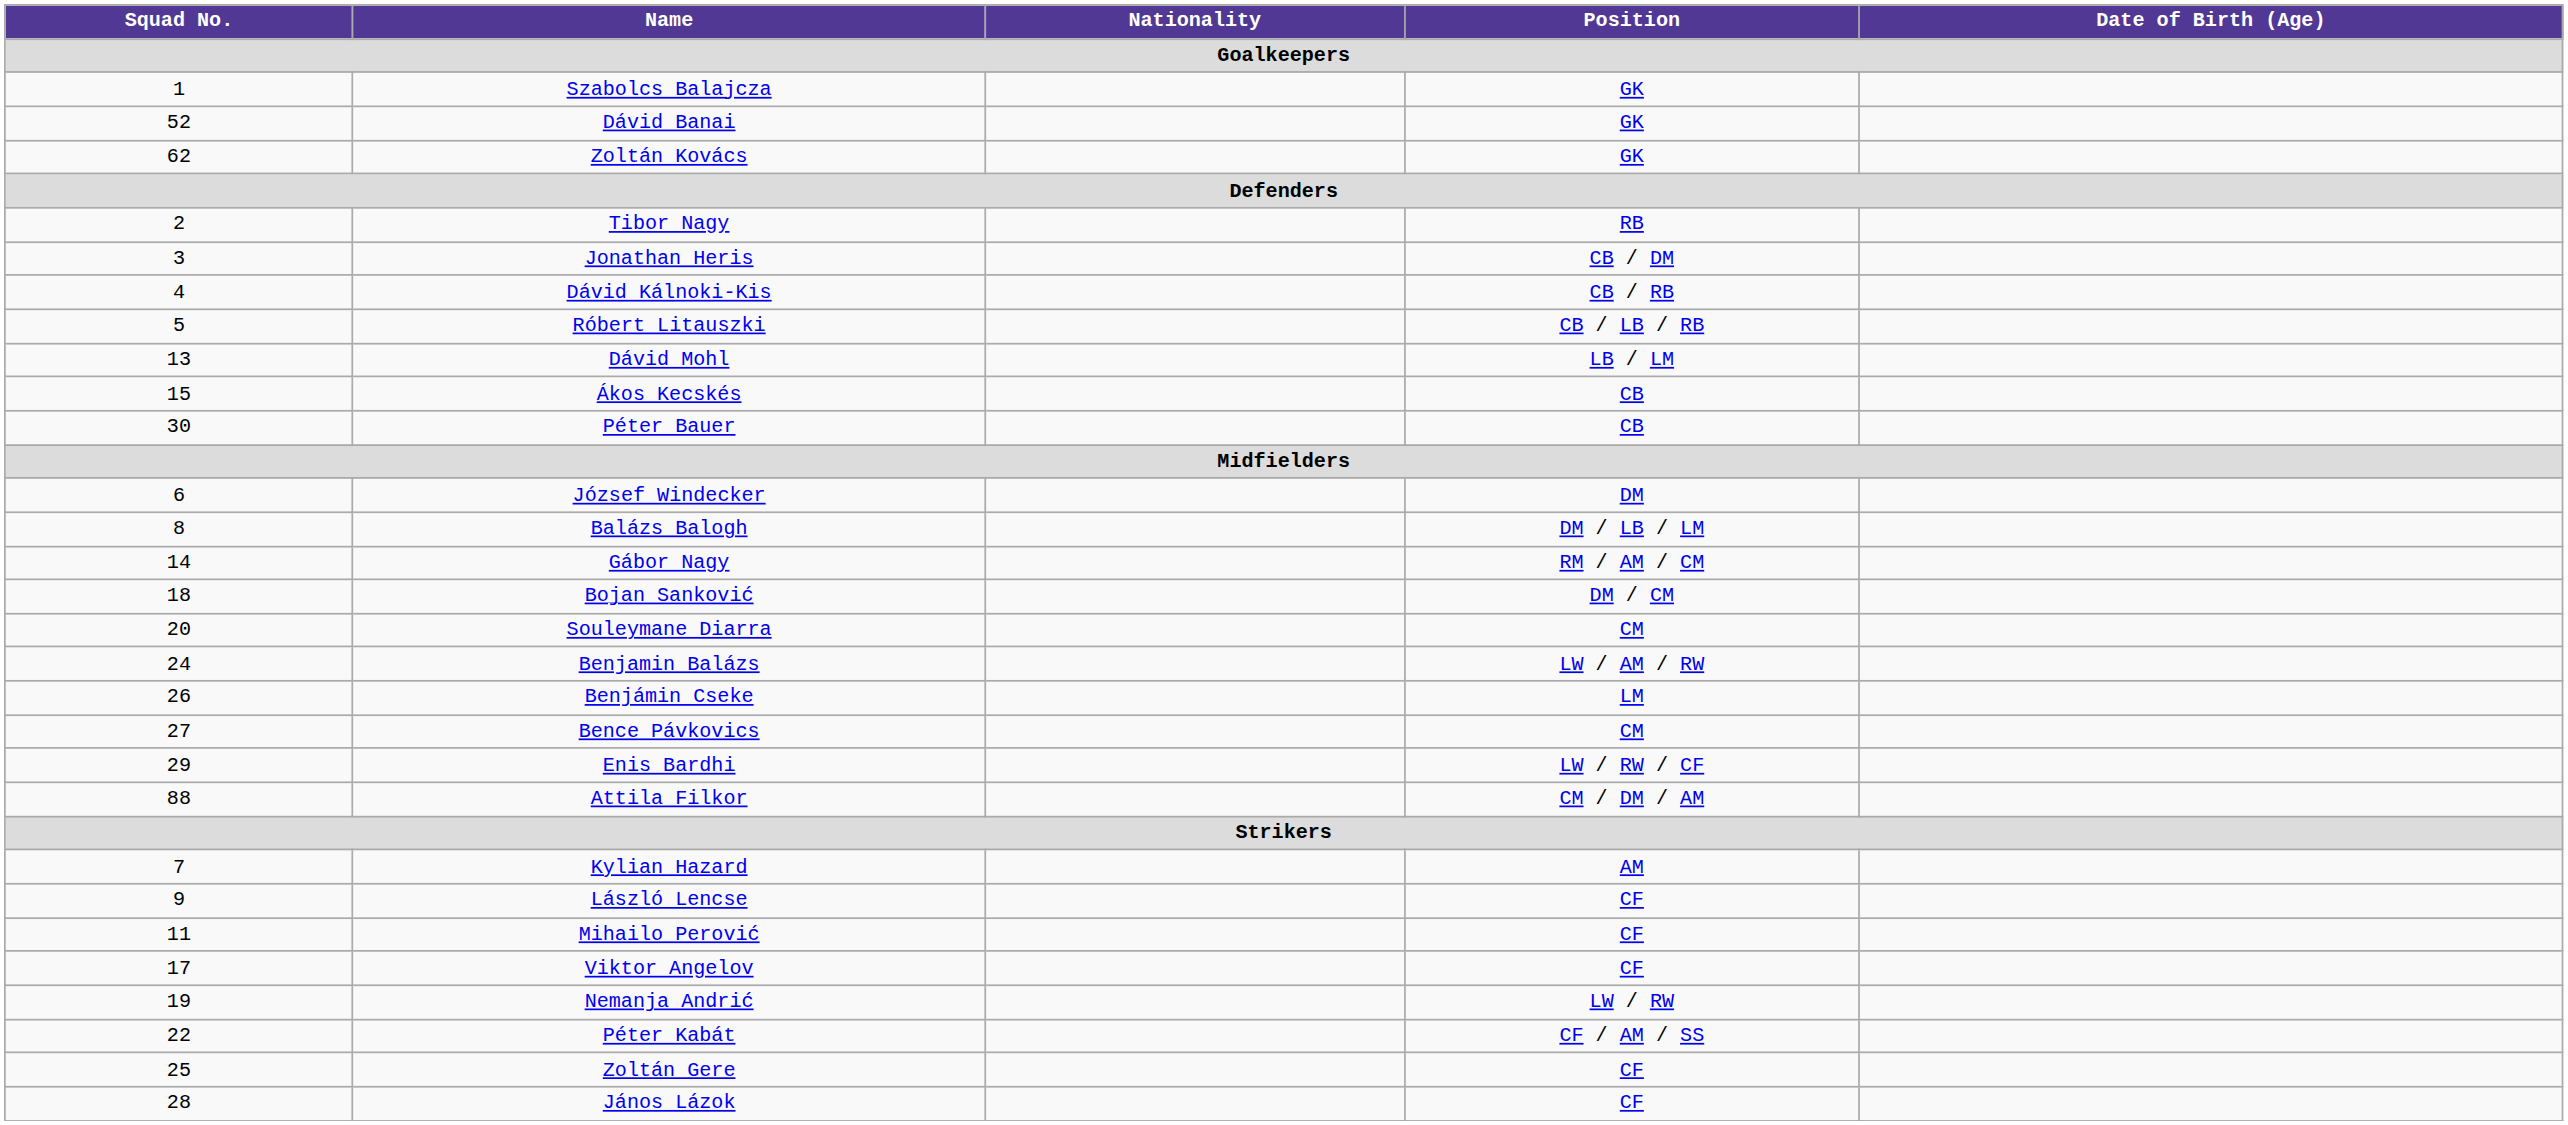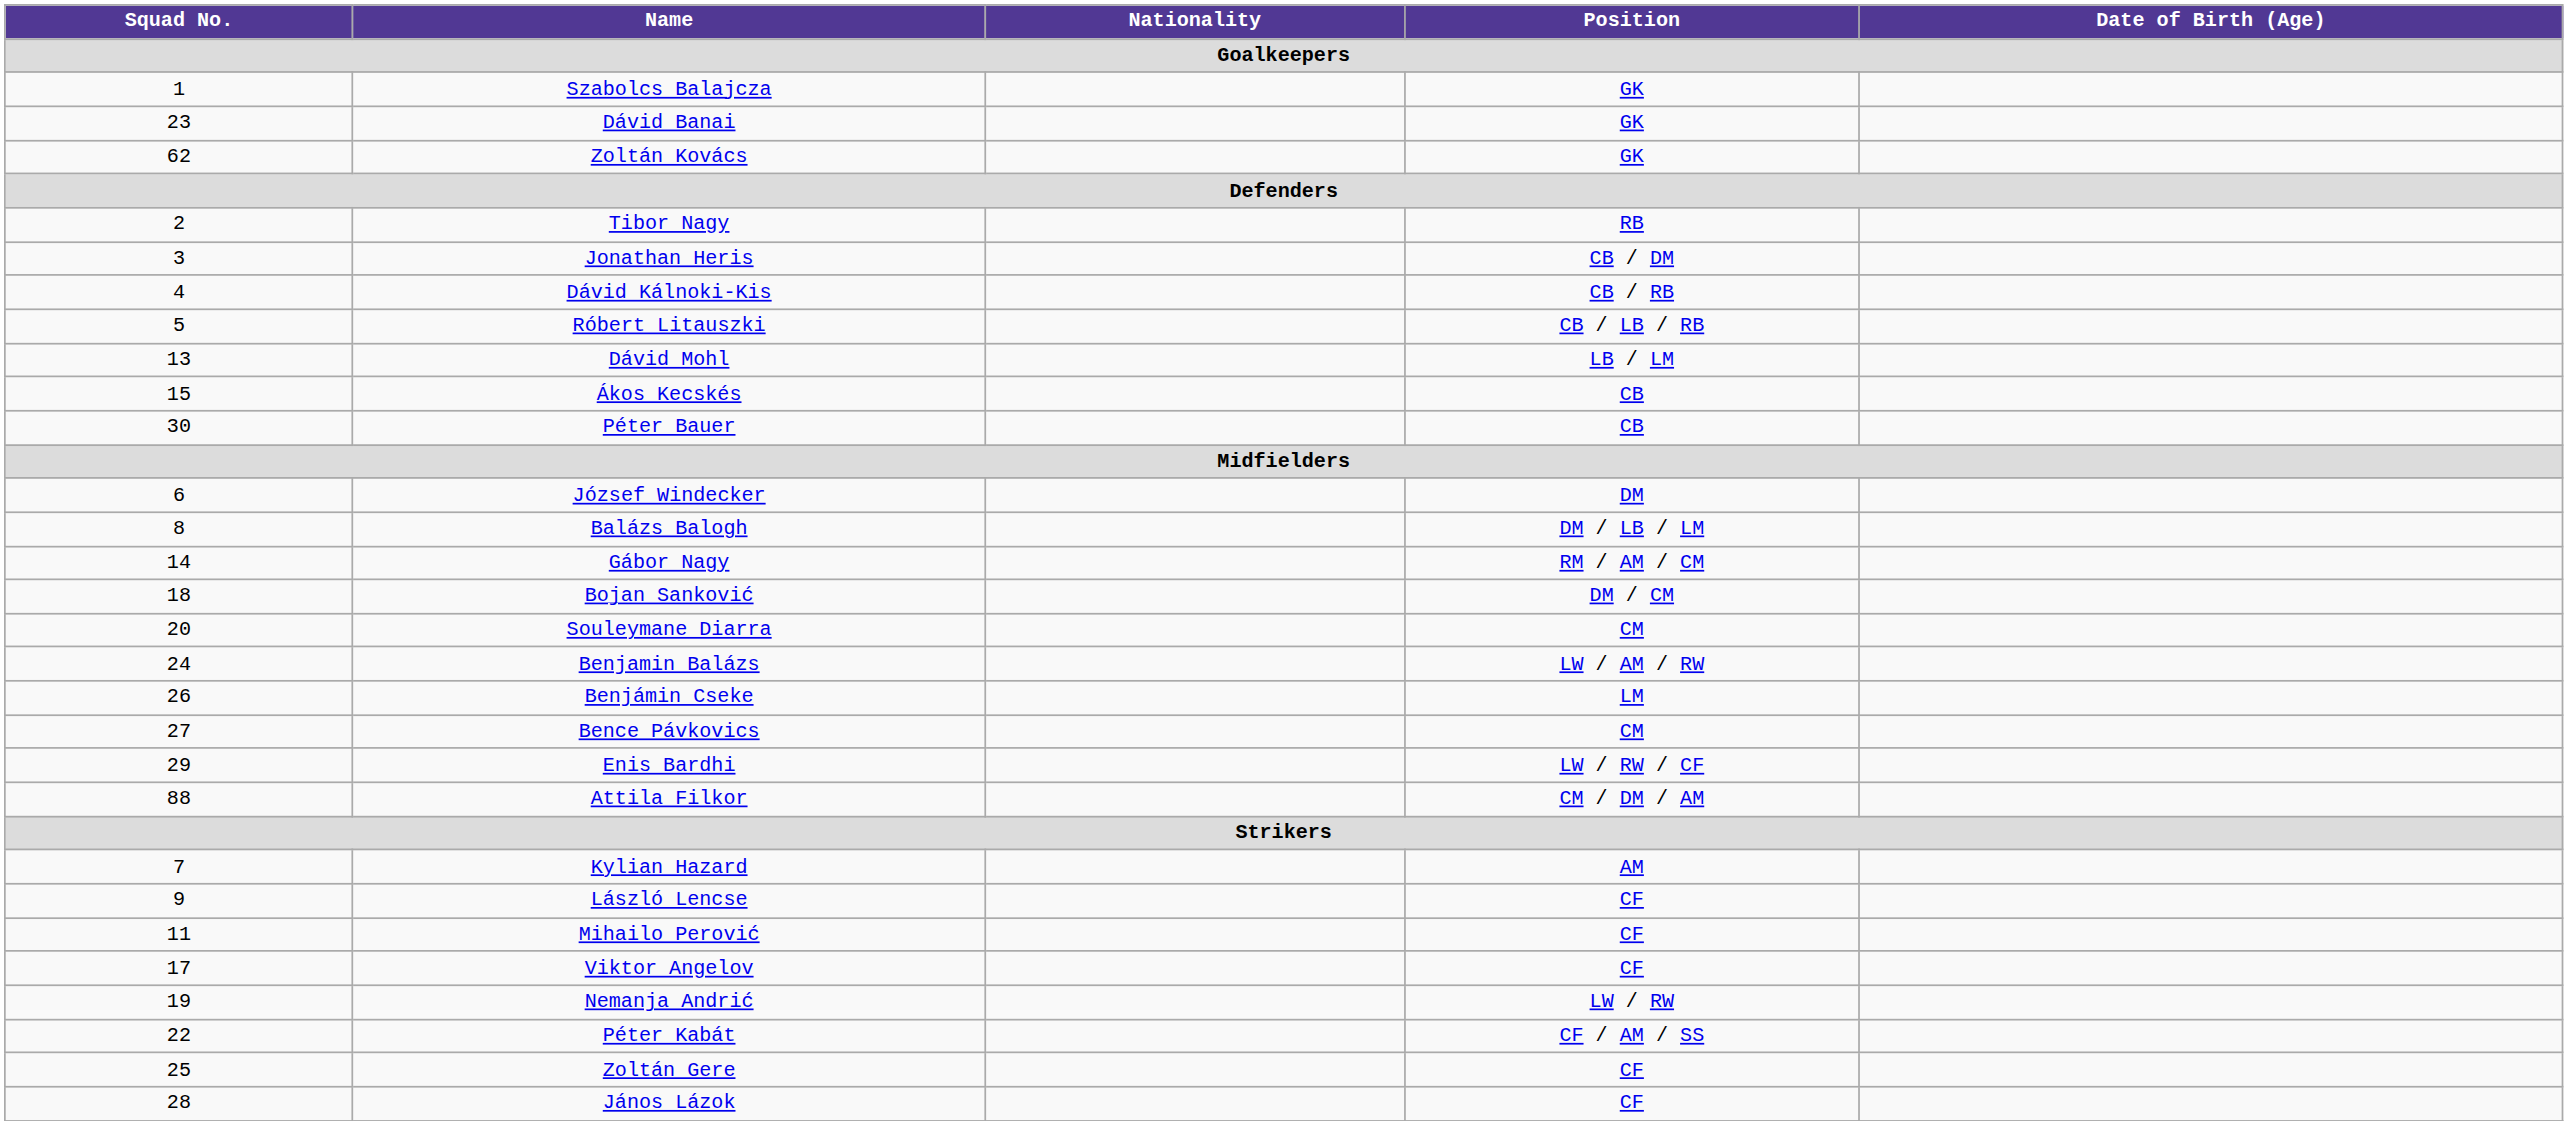(179, 123) 52 -> (179, 123) 23
